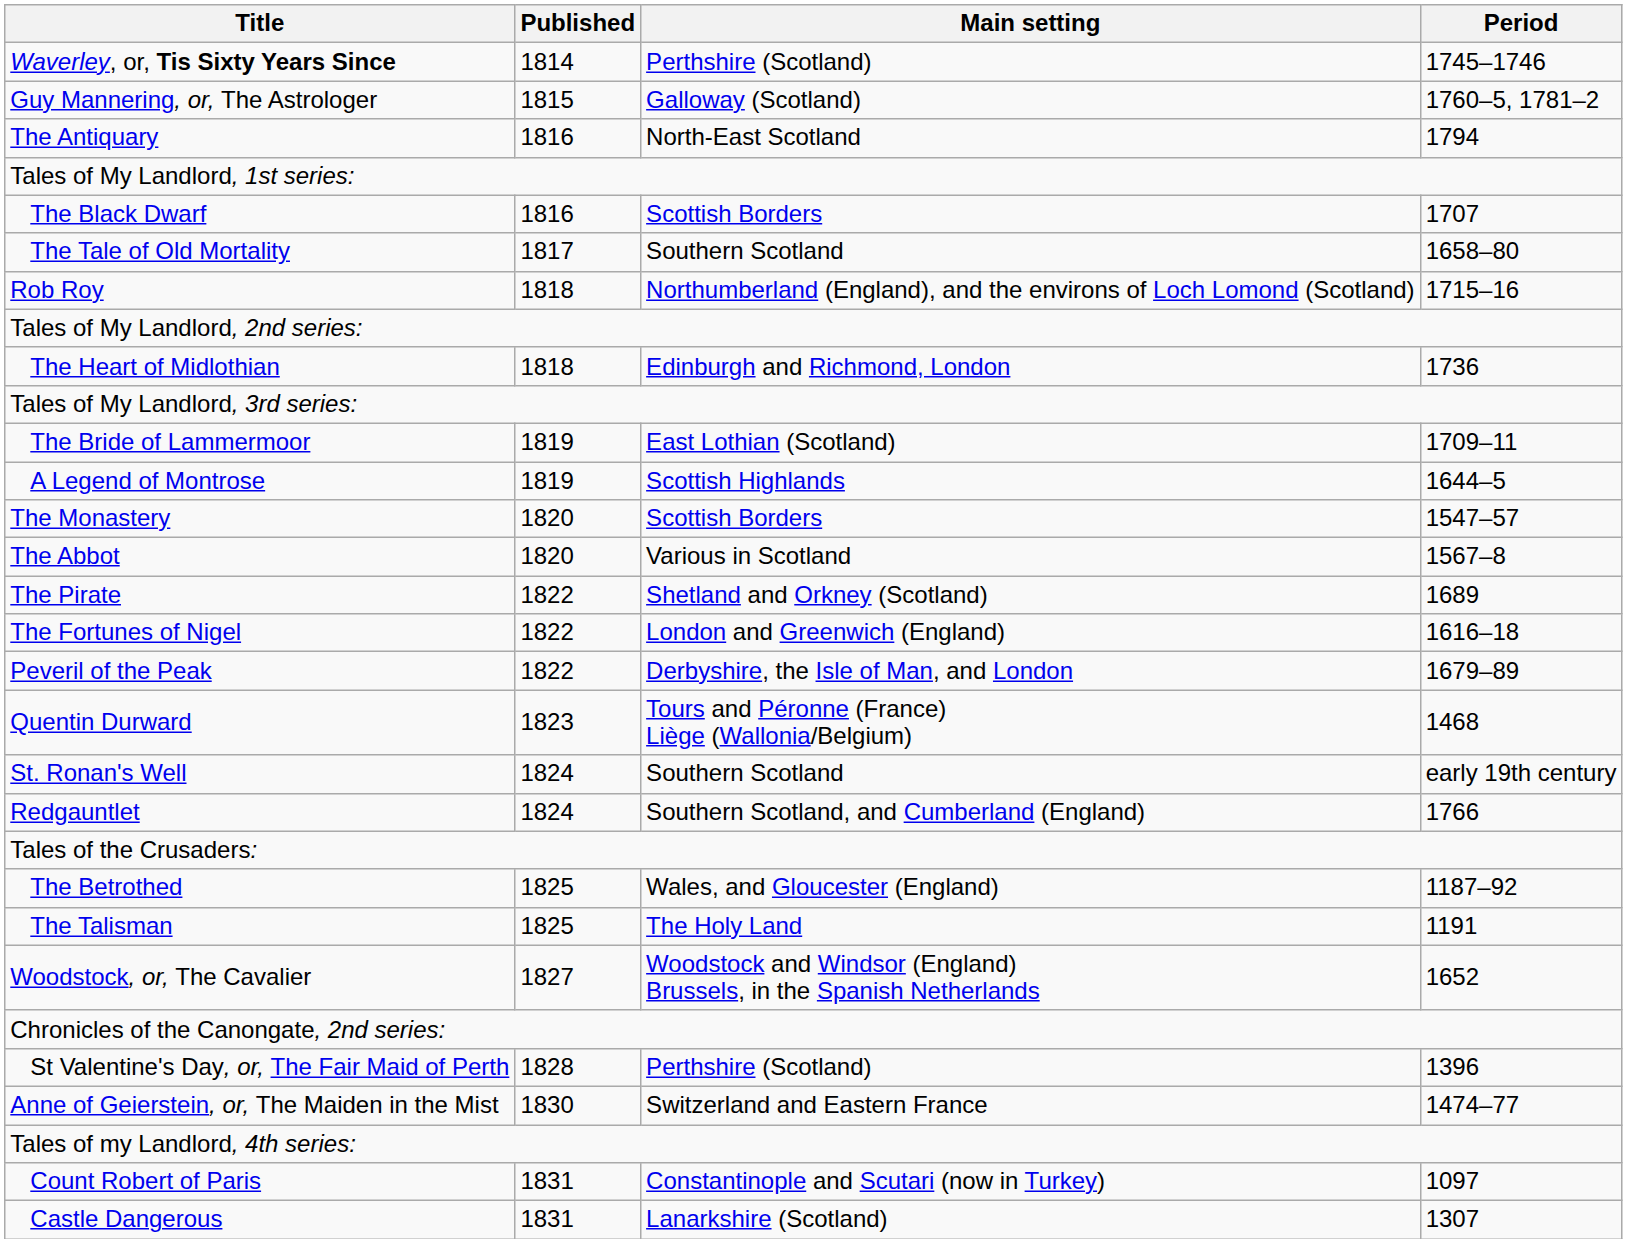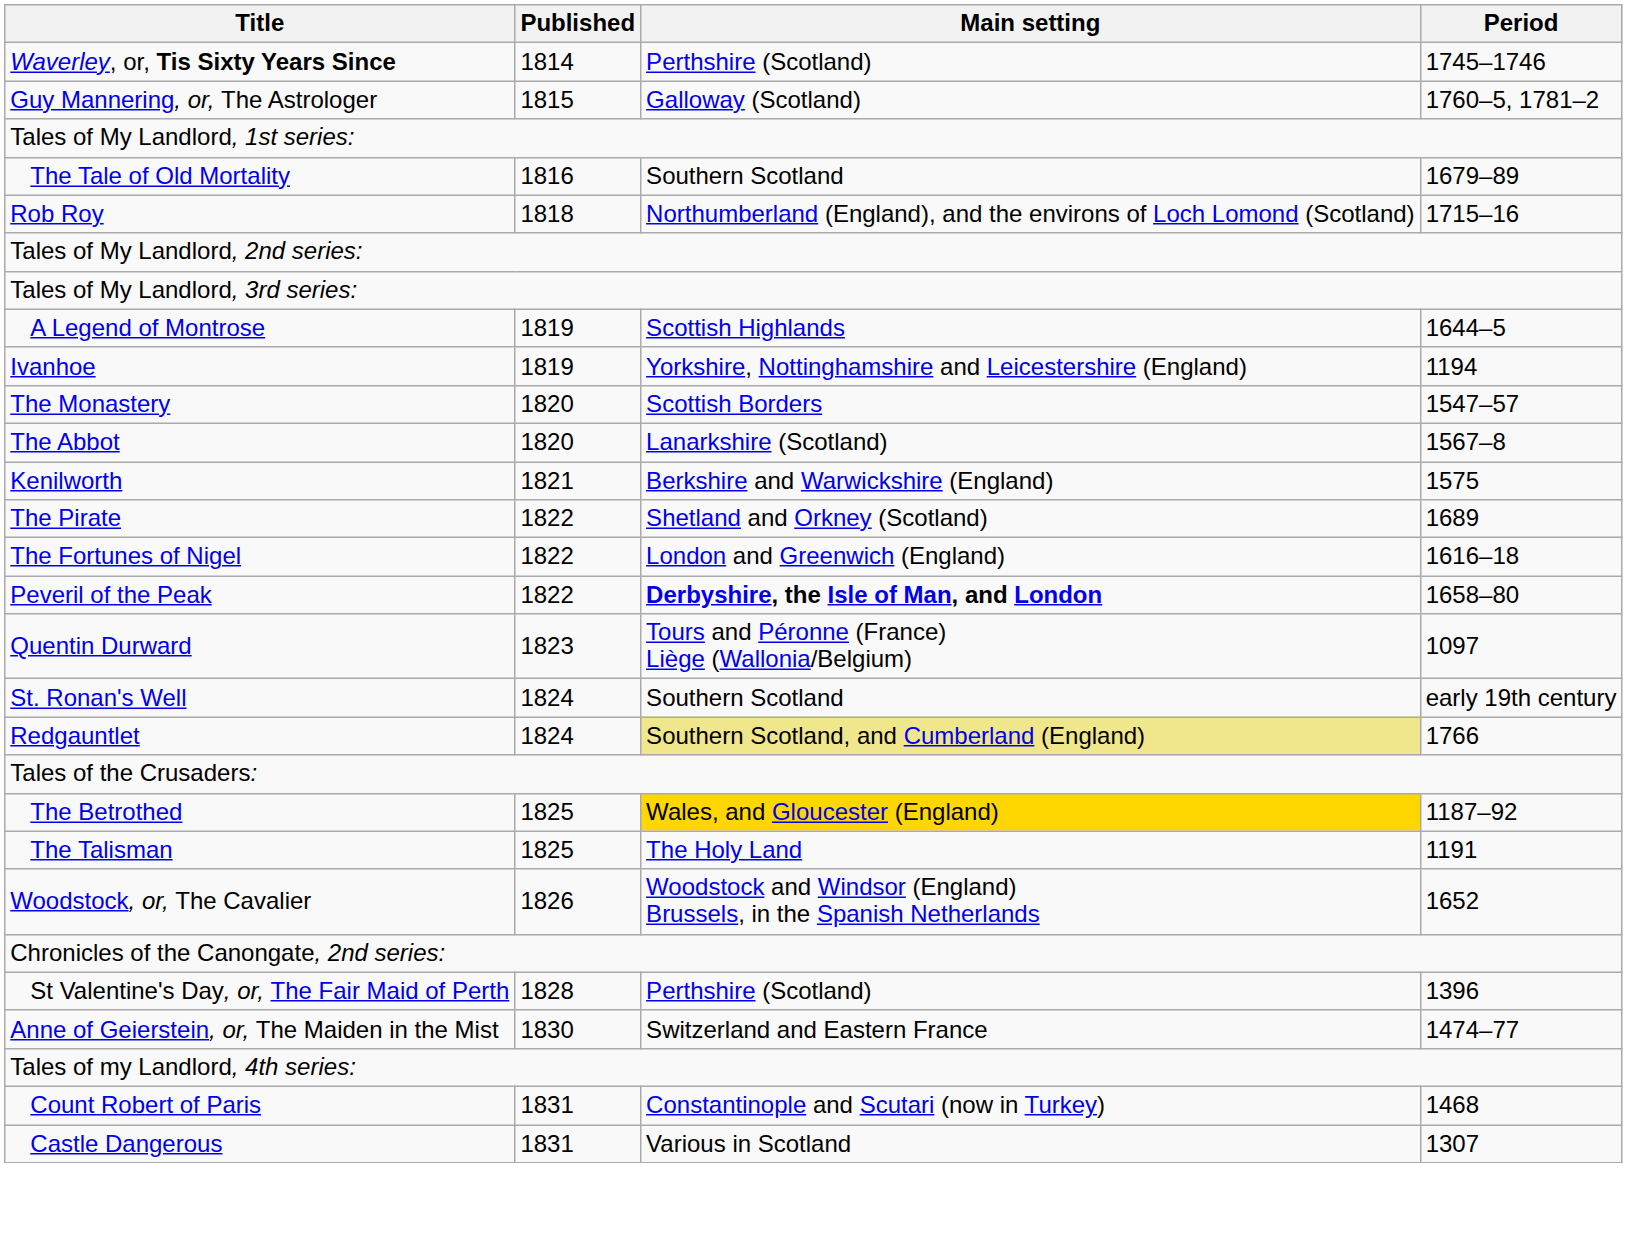- row: (84, 137)
- row: (108, 213)
(547, 251) 1817 -> (547, 175) 1816
(1472, 251) 1658–80 -> (1472, 175) 1679–89
- row: (145, 366)
- row: (160, 442)
+ row: (53, 366)
(749, 556) Various in Scotland -> (767, 442) Lanarkshire (Scotland)
+ row: (66, 480)
(860, 670) normal -> (874, 594) bold
(1472, 670) 1679–89 -> (1472, 594) 1658–80
(1452, 722) 1468 -> (1452, 646) 1097
(896, 811) no background -> (896, 735) khaki background
(822, 887) no background -> (822, 811) gold background
(547, 977) 1827 -> (547, 901) 1826
(1452, 1181) 1097 -> (1452, 1105) 1468
(767, 1219) Lanarkshire (Scotland) -> (749, 1143) Various in Scotland
